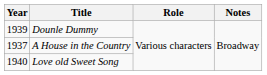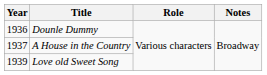(17, 29) 1939 -> (17, 29) 1936
(17, 62) 1940 -> (17, 62) 1939
